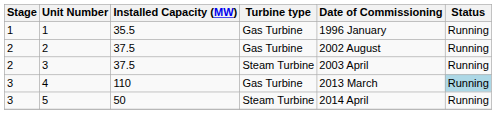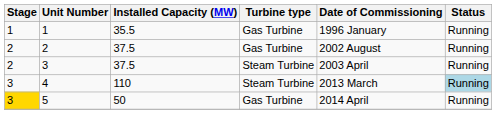(272, 83) Gas Turbine -> (278, 83) Steam Turbine
(10, 100) no background -> (10, 100) gold background
(278, 100) Steam Turbine -> (272, 100) Gas Turbine
